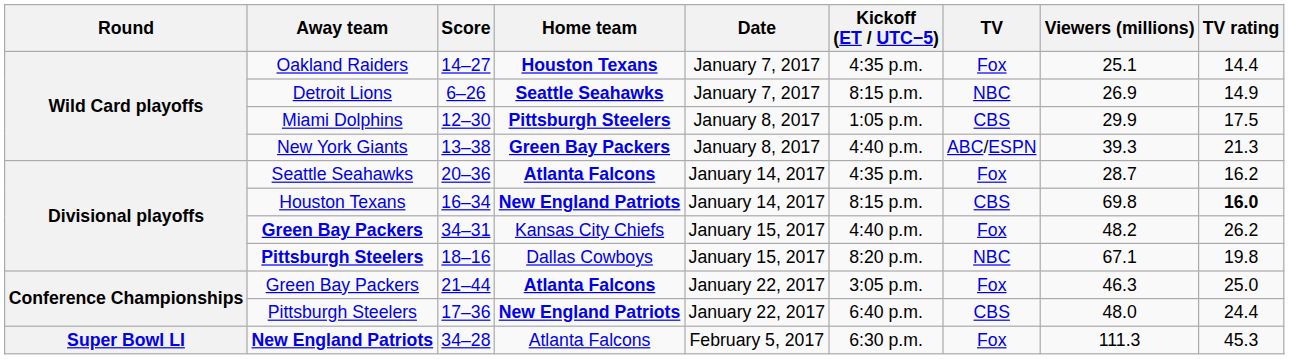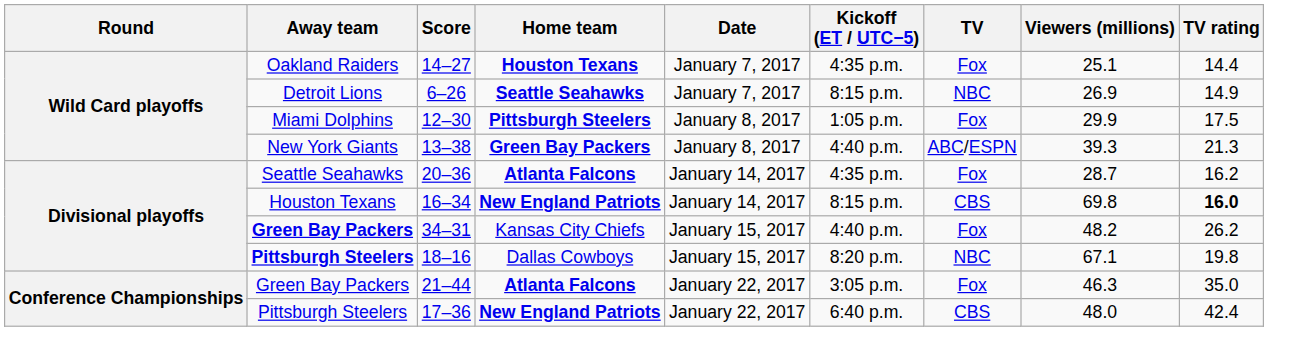(992, 120) CBS -> (972, 120) Fox
(1241, 284) 25.0 -> (1221, 284) 35.0
(1241, 312) 24.4 -> (1221, 312) 42.4
- row: (466, 339)
